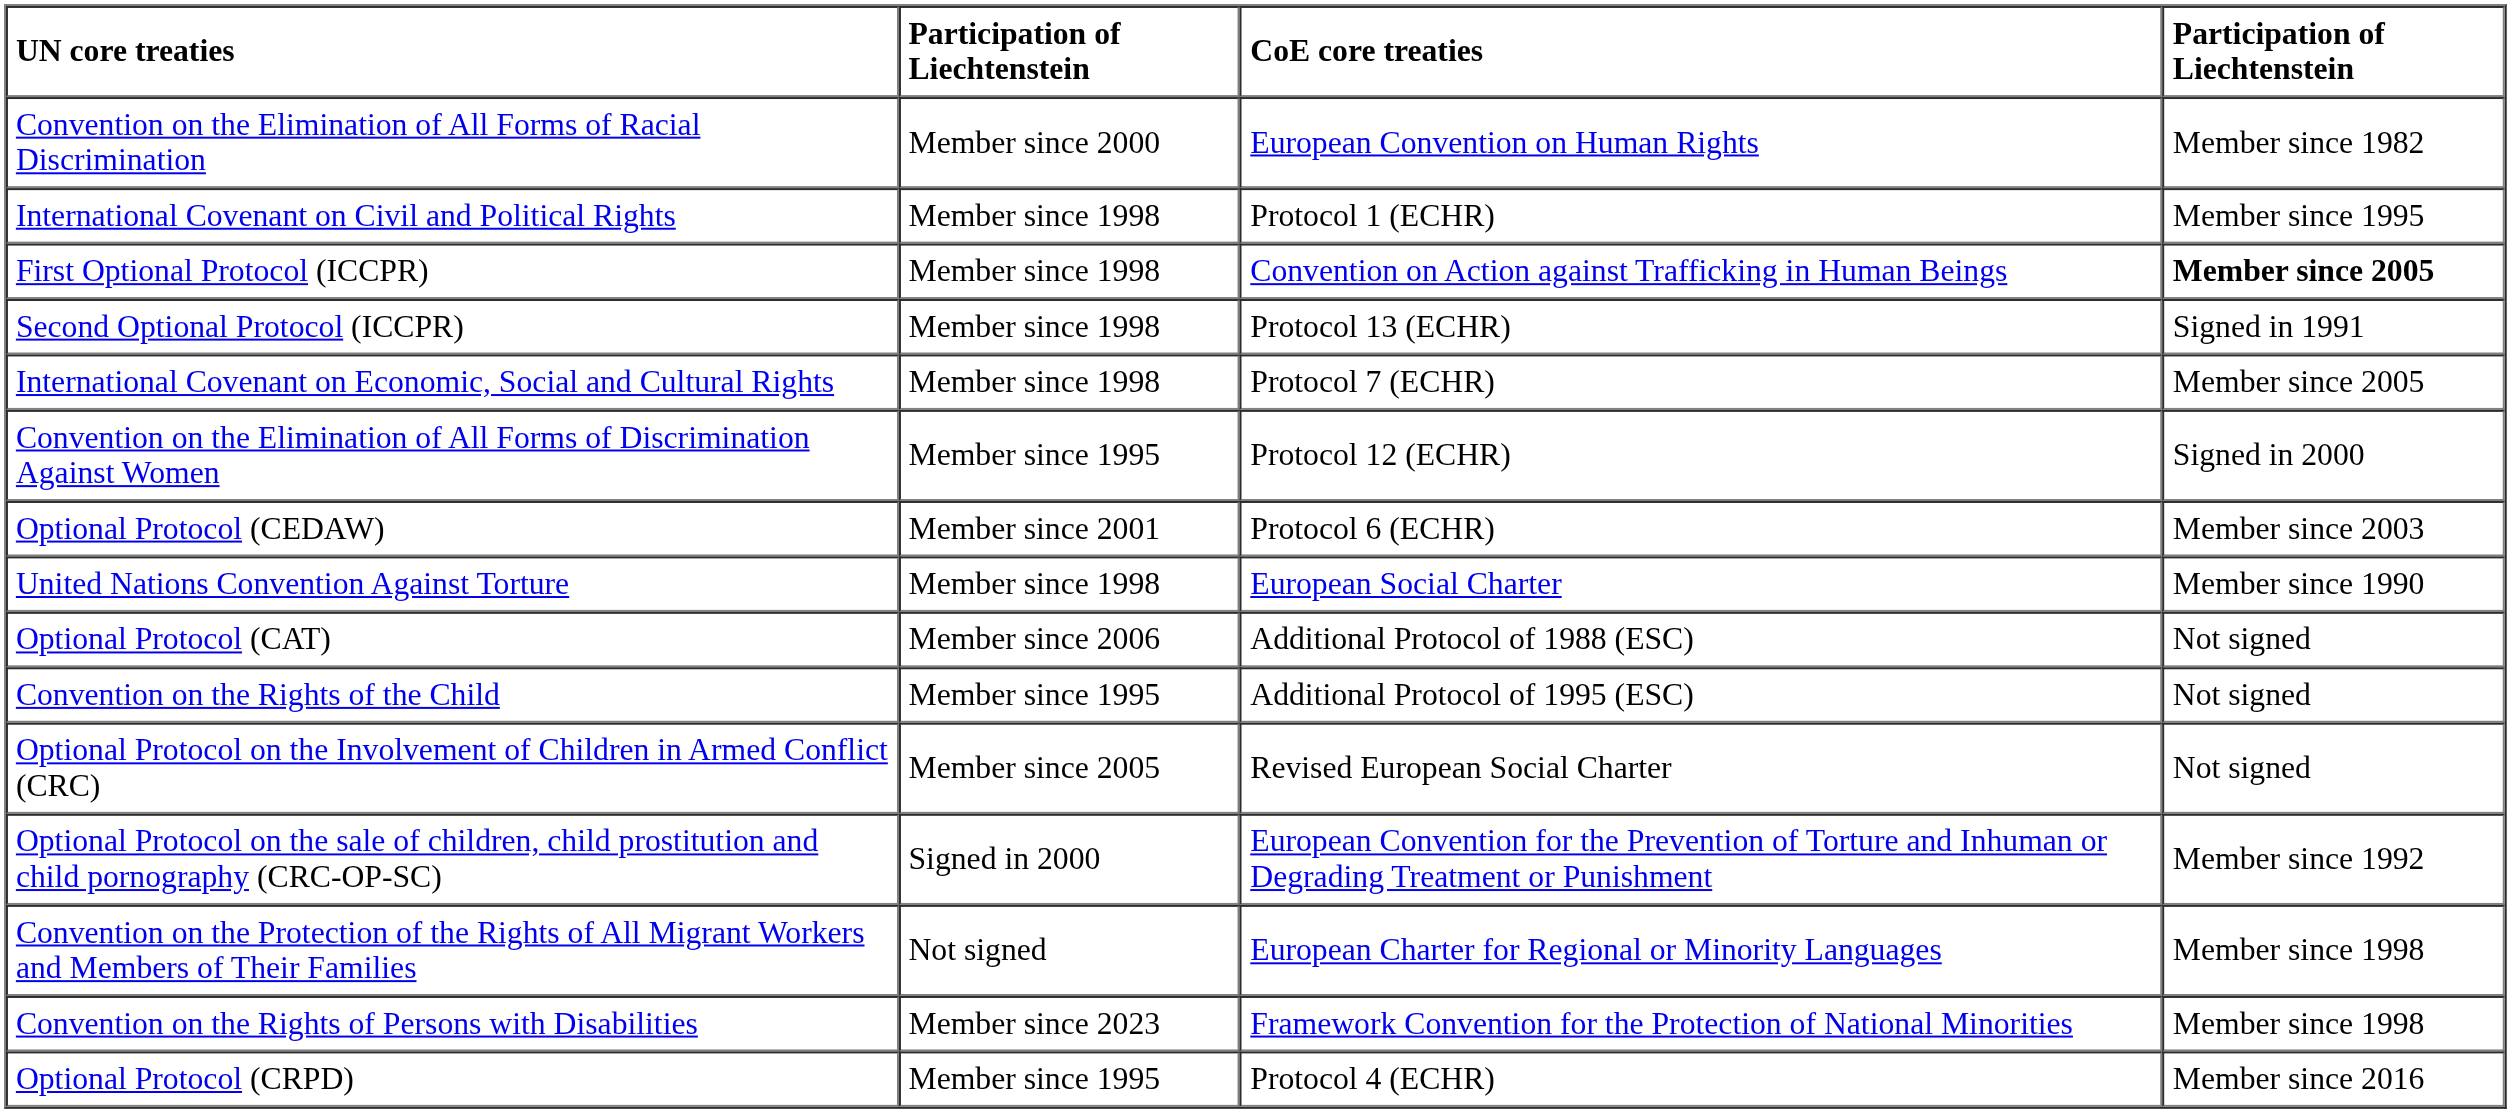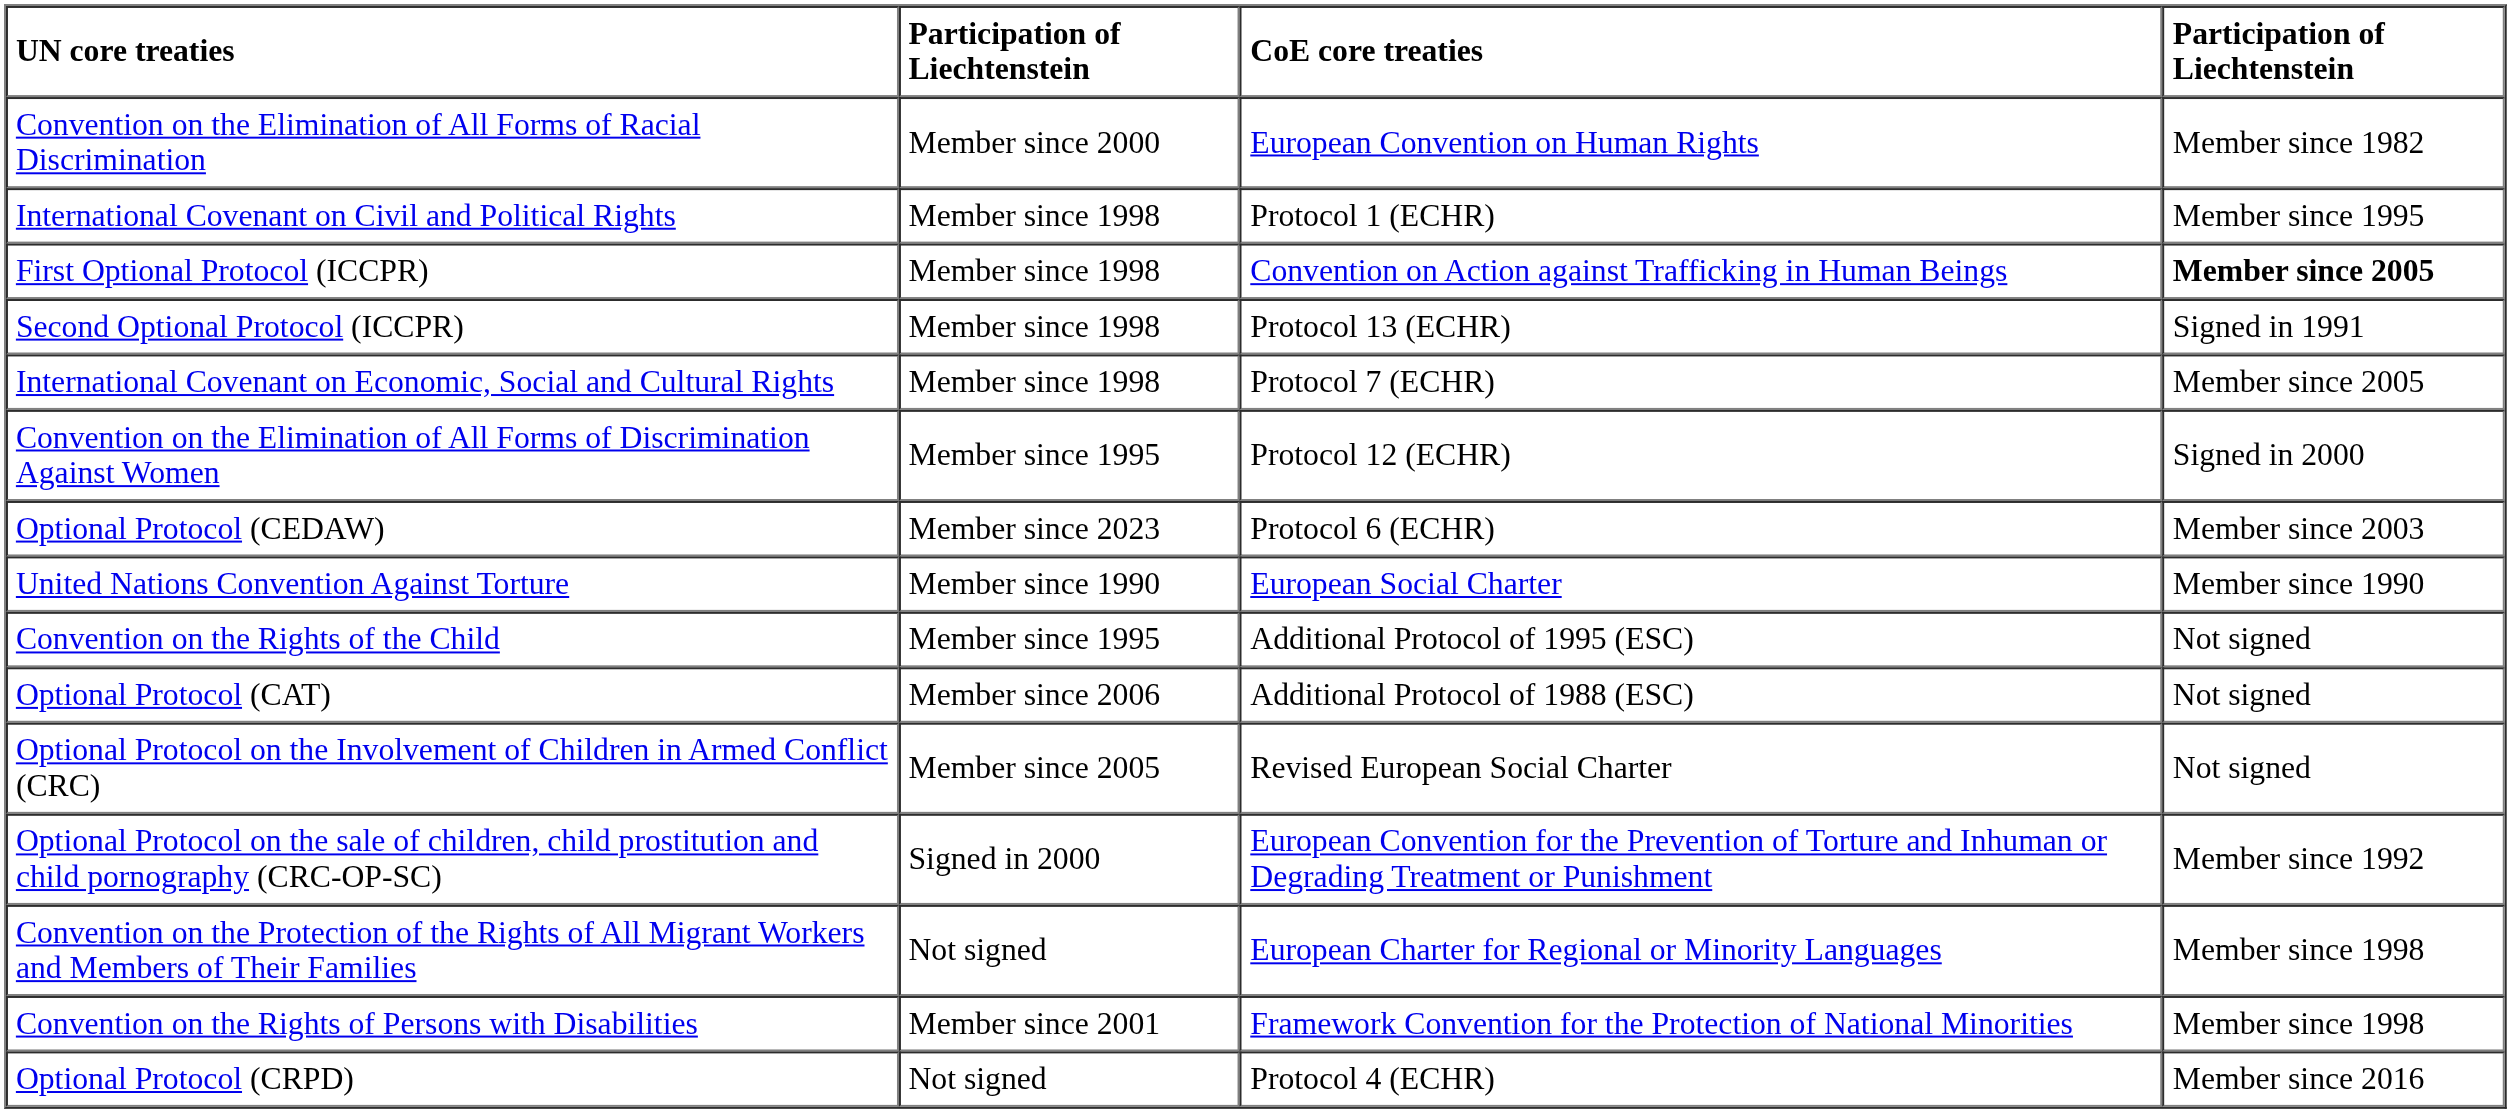(1034, 528) Member since 2001 -> (1034, 528) Member since 2023
(1034, 583) Member since 1998 -> (1034, 583) Member since 1990
rows swapped: (173, 639) <-> (258, 694)
(1034, 1023) Member since 2023 -> (1034, 1023) Member since 2001
(1034, 1078) Member since 1995 -> (978, 1078) Not signed
